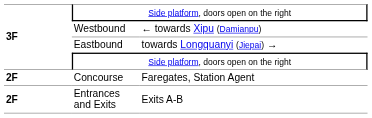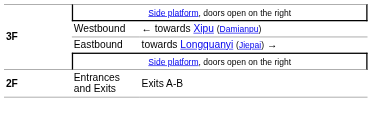- row: (99, 77)
